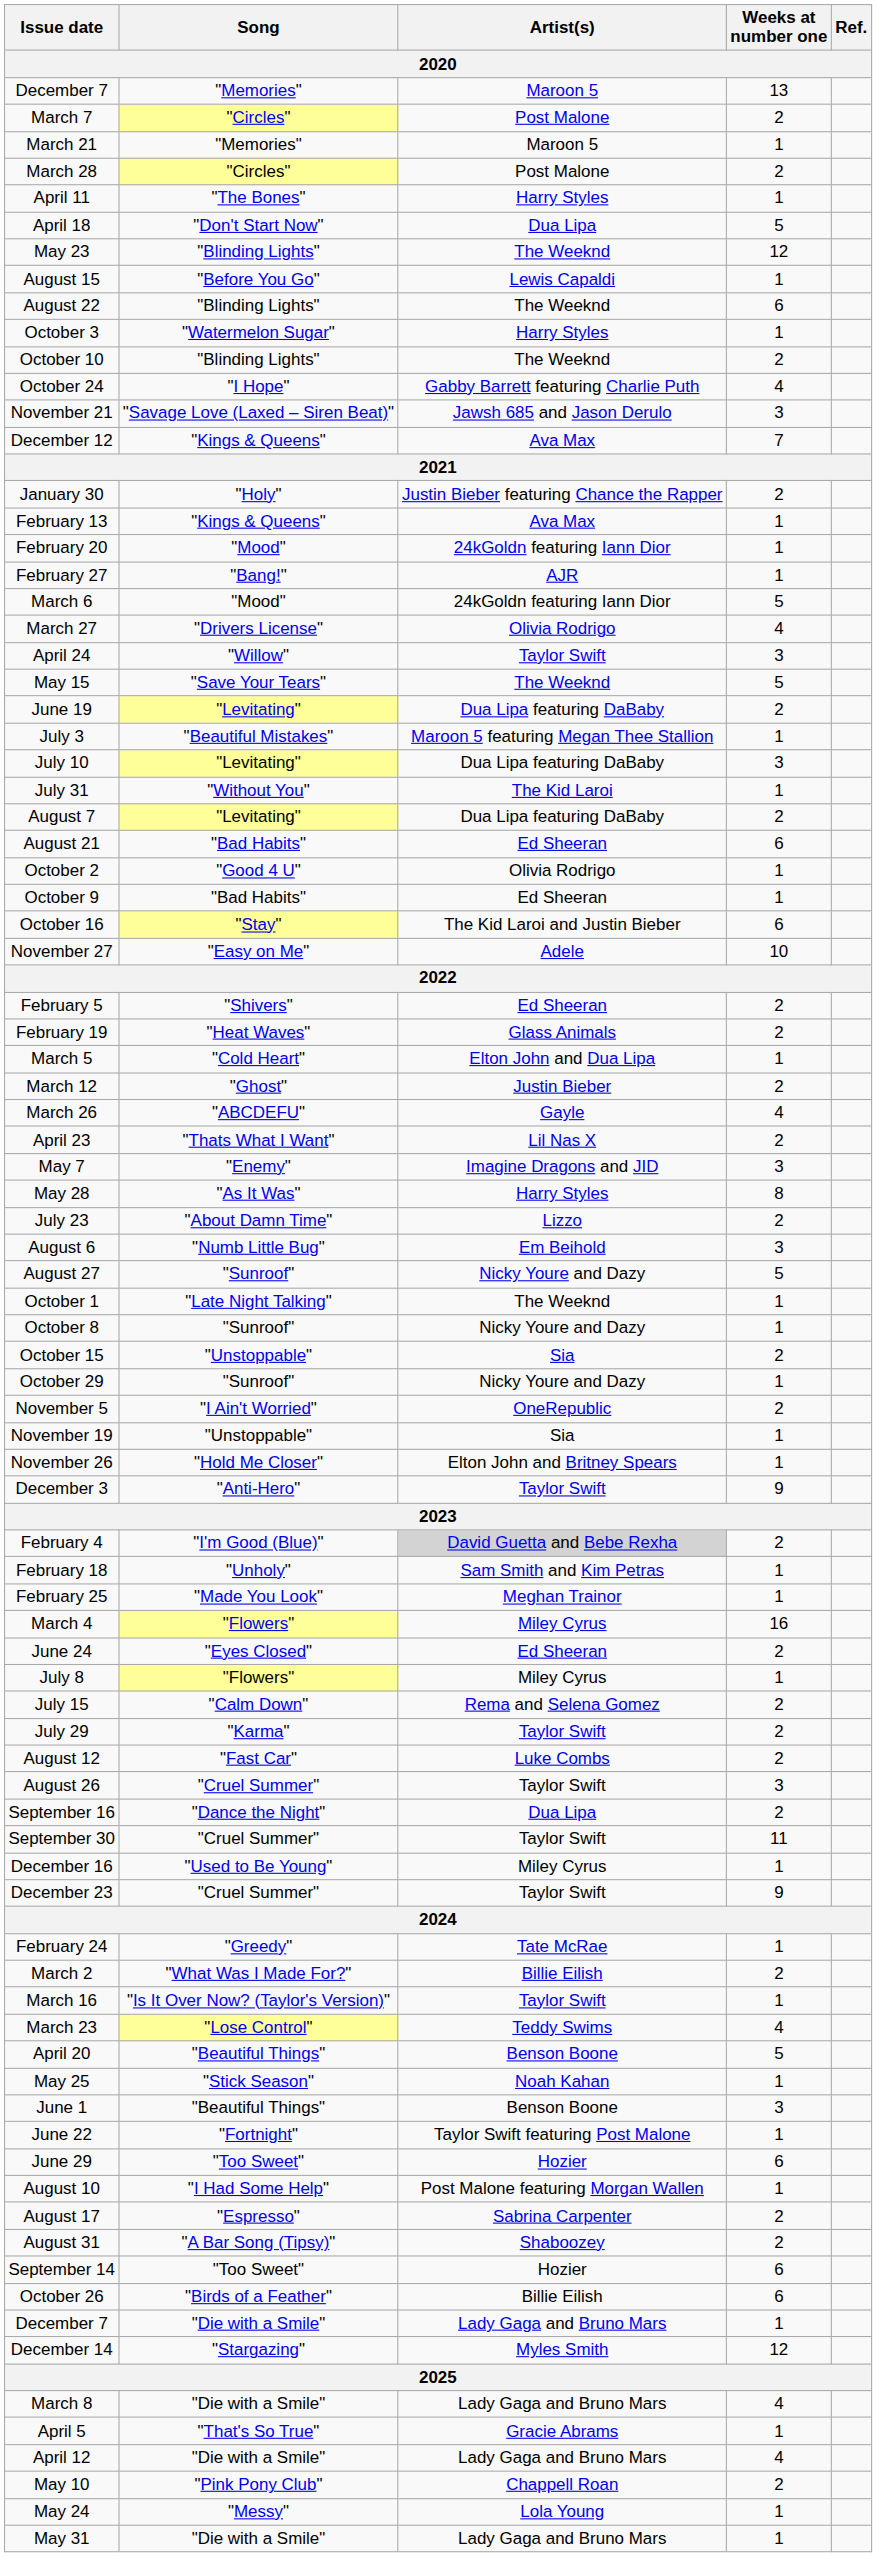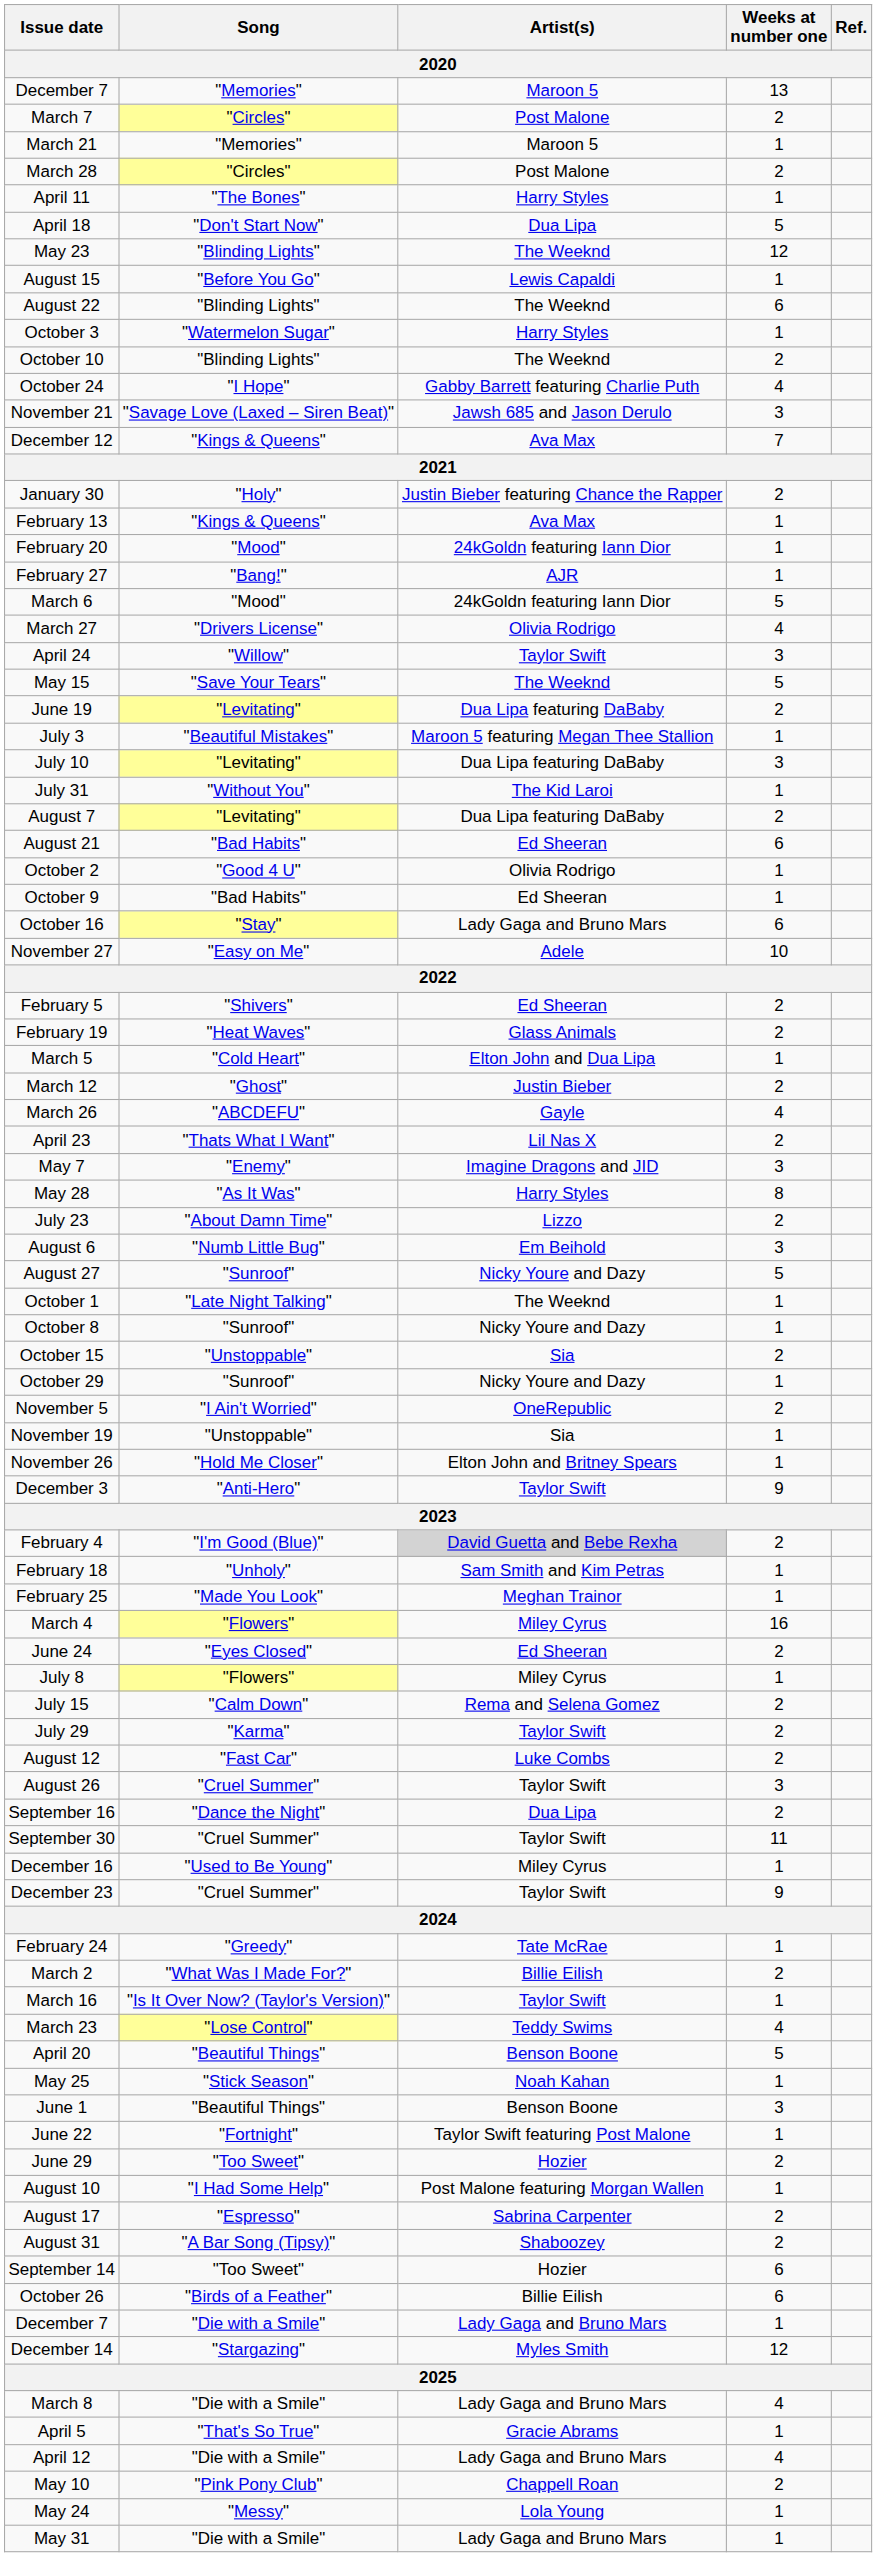(562, 924) The Kid Laroi and Justin Bieber -> (562, 924) Lady Gaga and Bruno Mars
(779, 2161) 6 -> (779, 2161) 2
